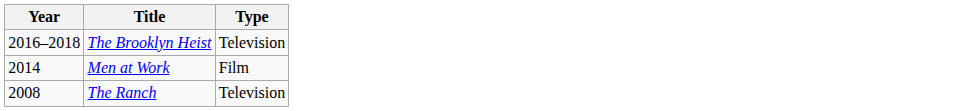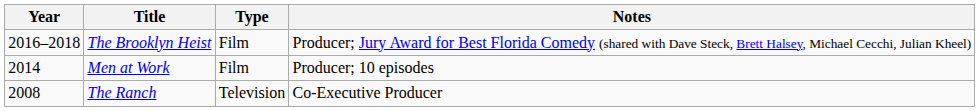+ column: (632, 17)
(252, 42) Television -> (234, 42) Film
